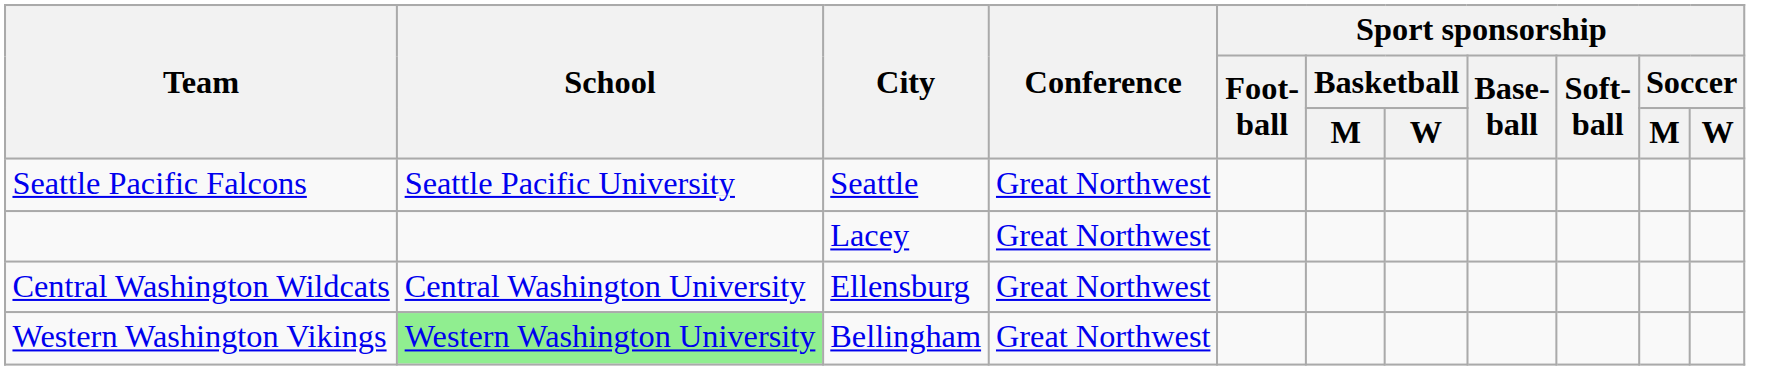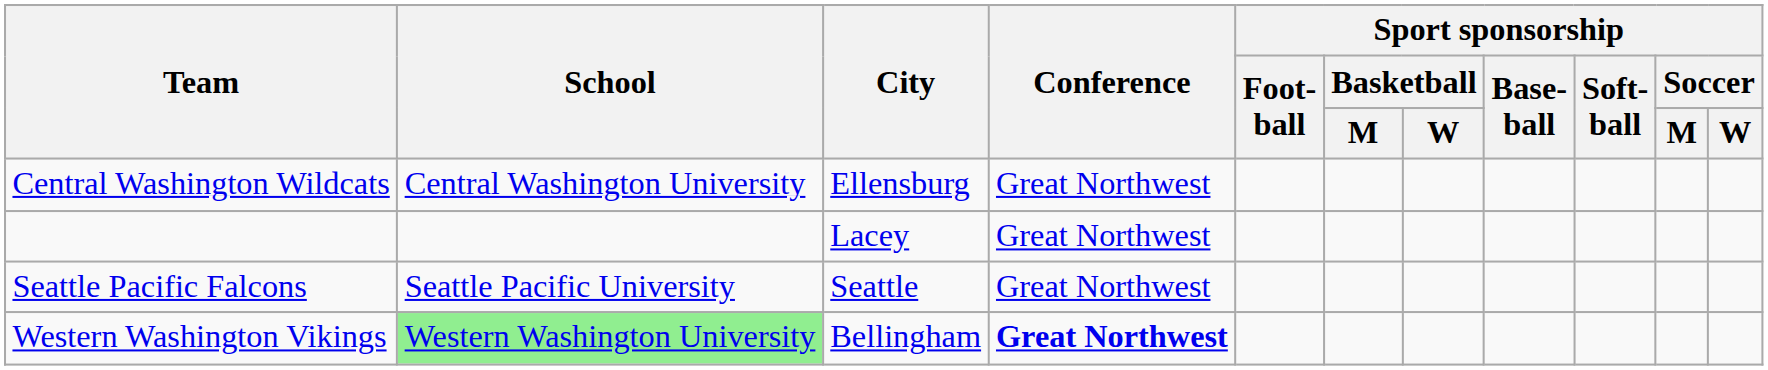rows swapped: (201, 286) <-> (160, 183)
(1103, 337) normal -> (1112, 337) bold
